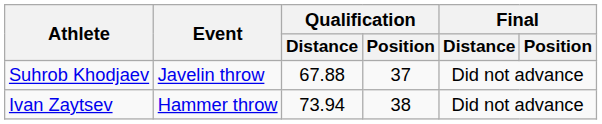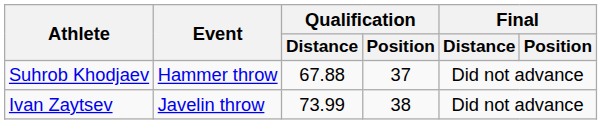(211, 76) Javelin throw -> (218, 76) Hammer throw
(218, 105) Hammer throw -> (211, 105) Javelin throw
(322, 105) 73.94 -> (322, 105) 73.99
